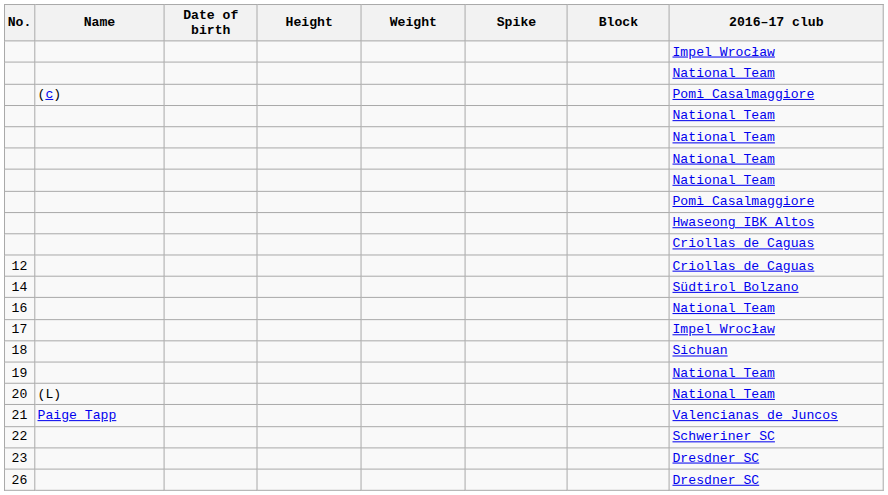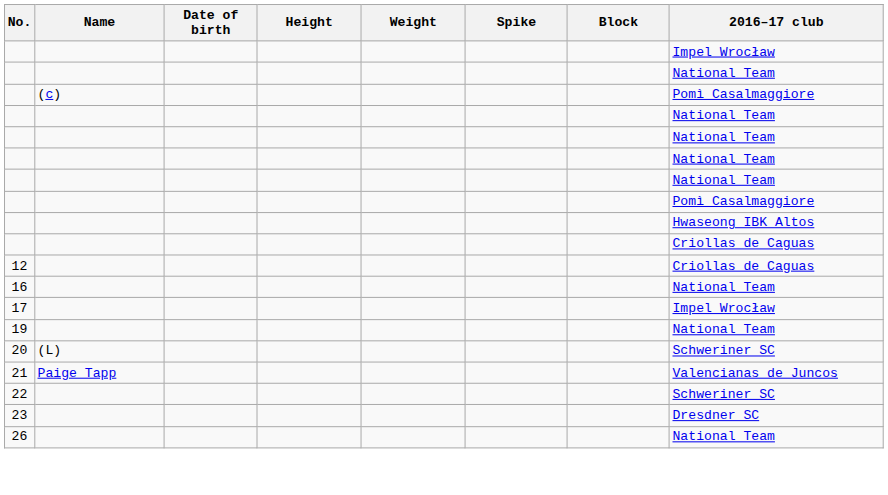- row: (19, 287)
- row: (19, 351)
(724, 394) National Team -> (724, 351) Schweriner SC
(716, 480) Dresdner SC -> (724, 437) National Team
